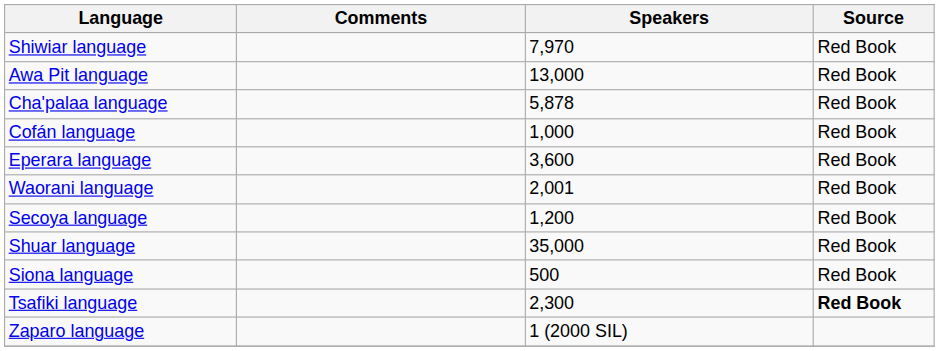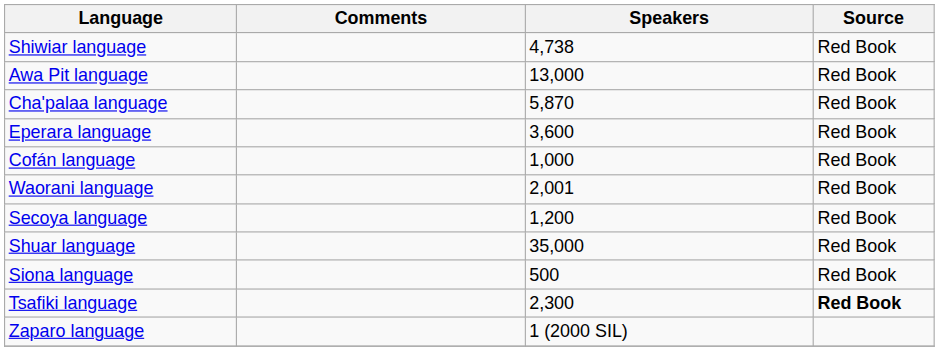(552, 47) 7,970 -> (552, 47) 4,738
(552, 103) 5,878 -> (552, 103) 5,870
rows swapped: (72, 132) <-> (80, 160)
